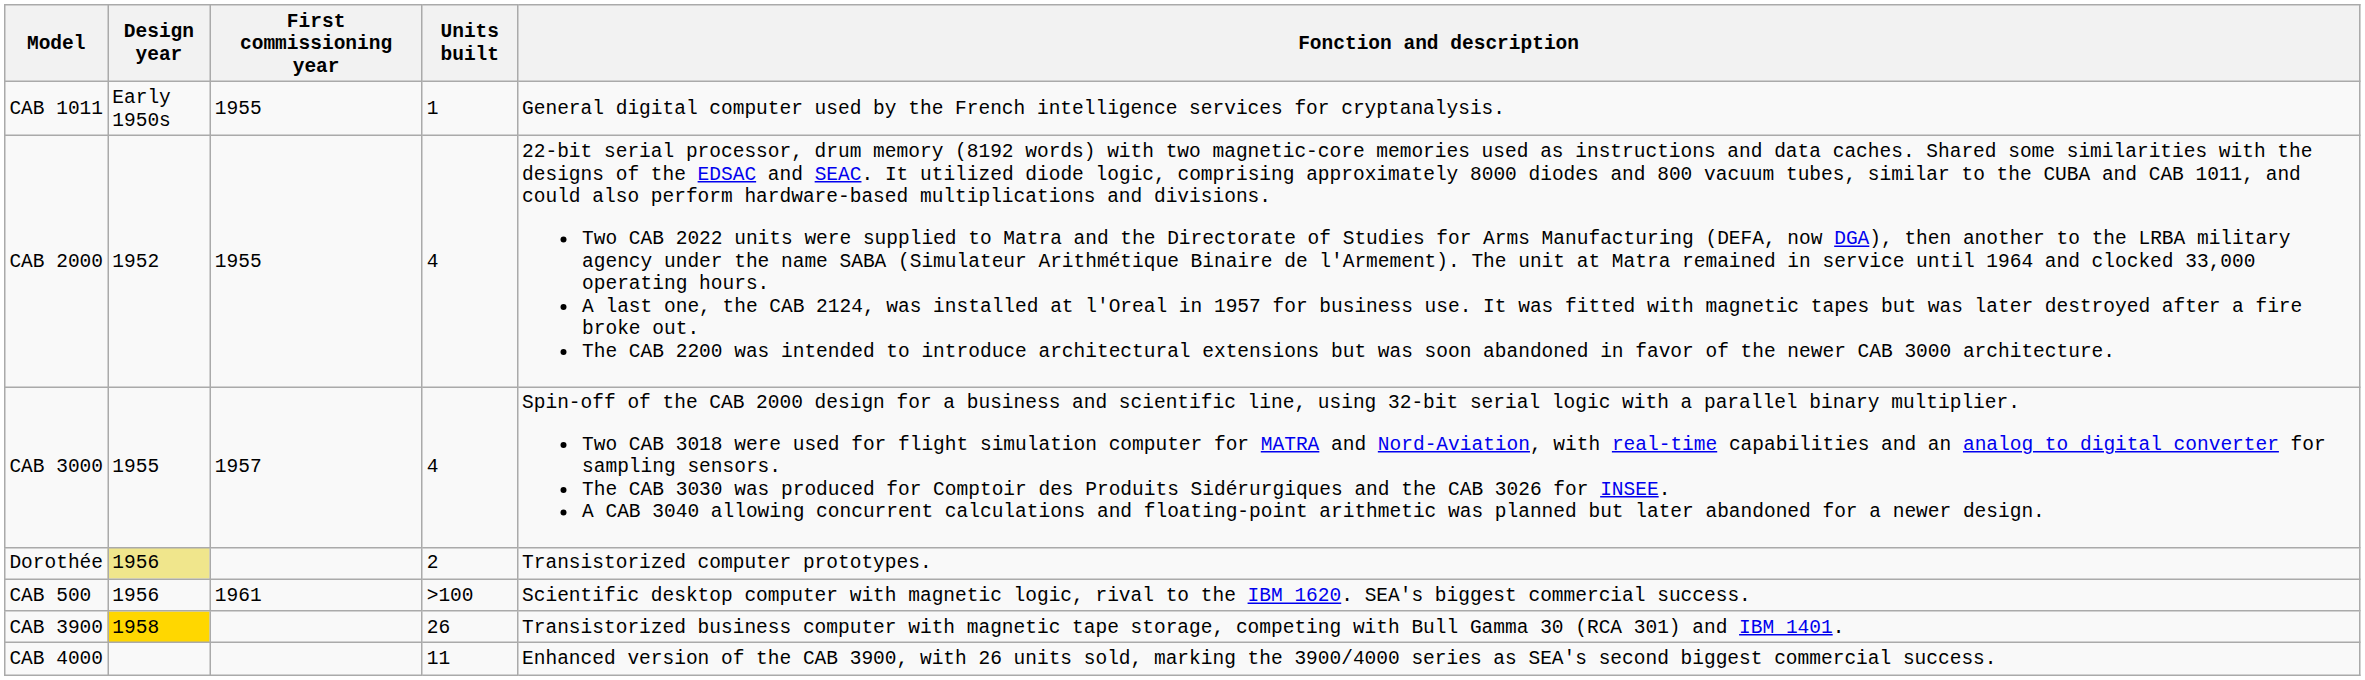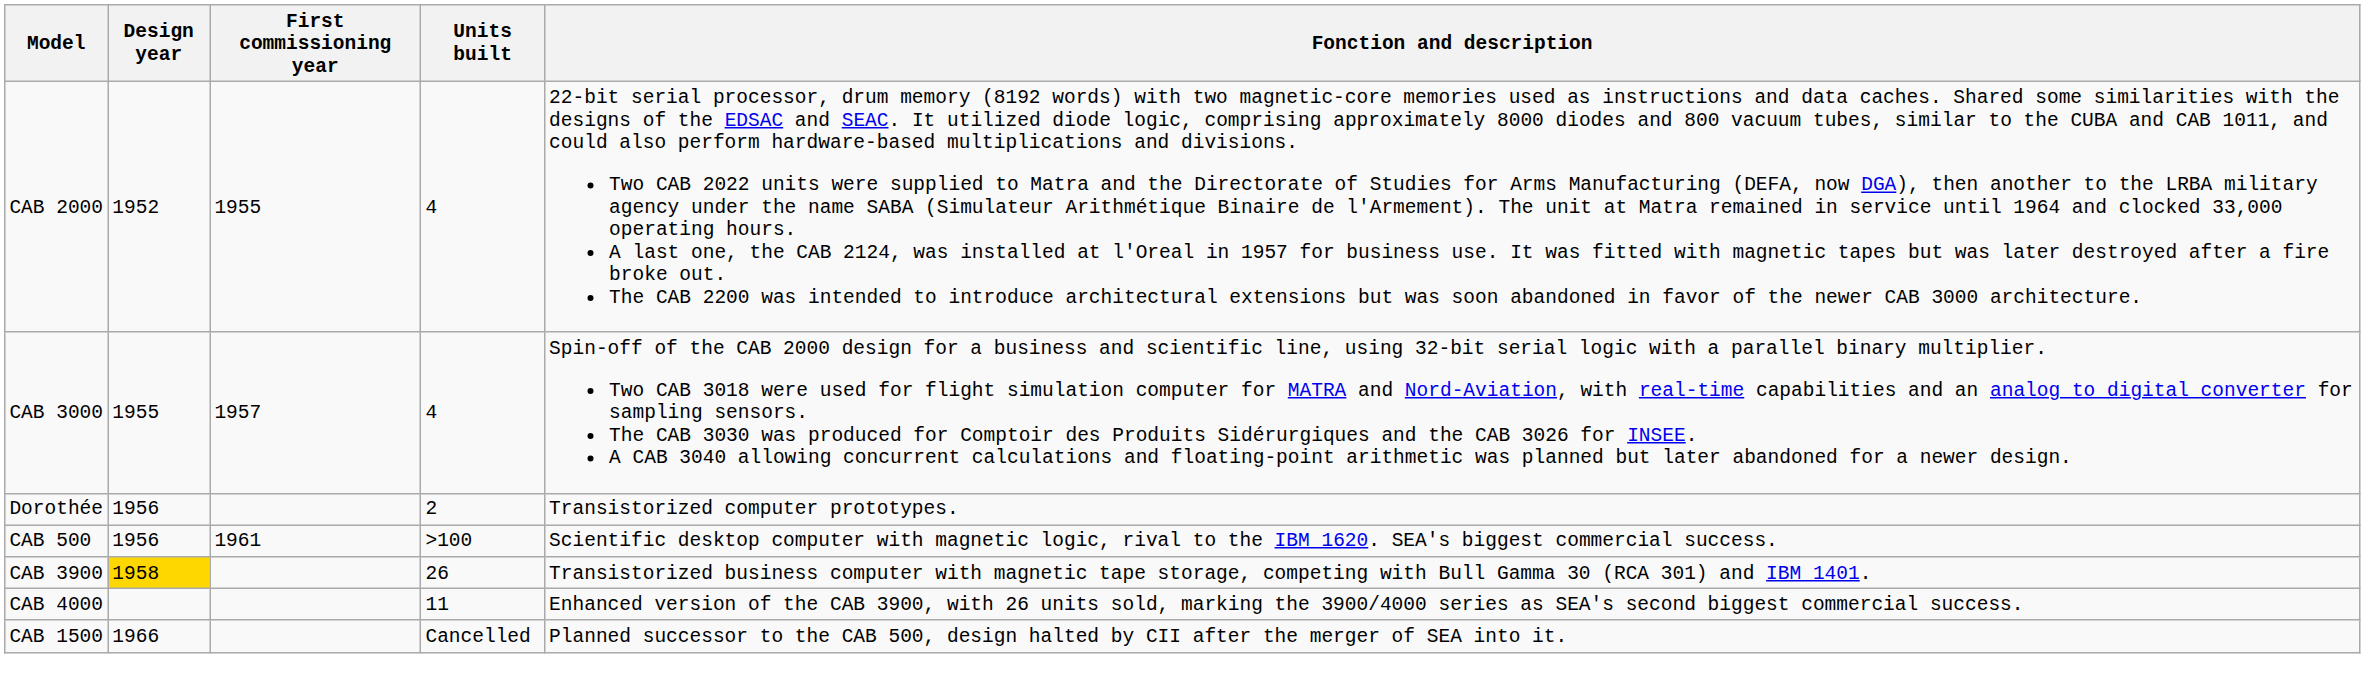- row: (56, 109)
(136, 563) khaki background -> (136, 509) no background
+ row: (56, 636)
